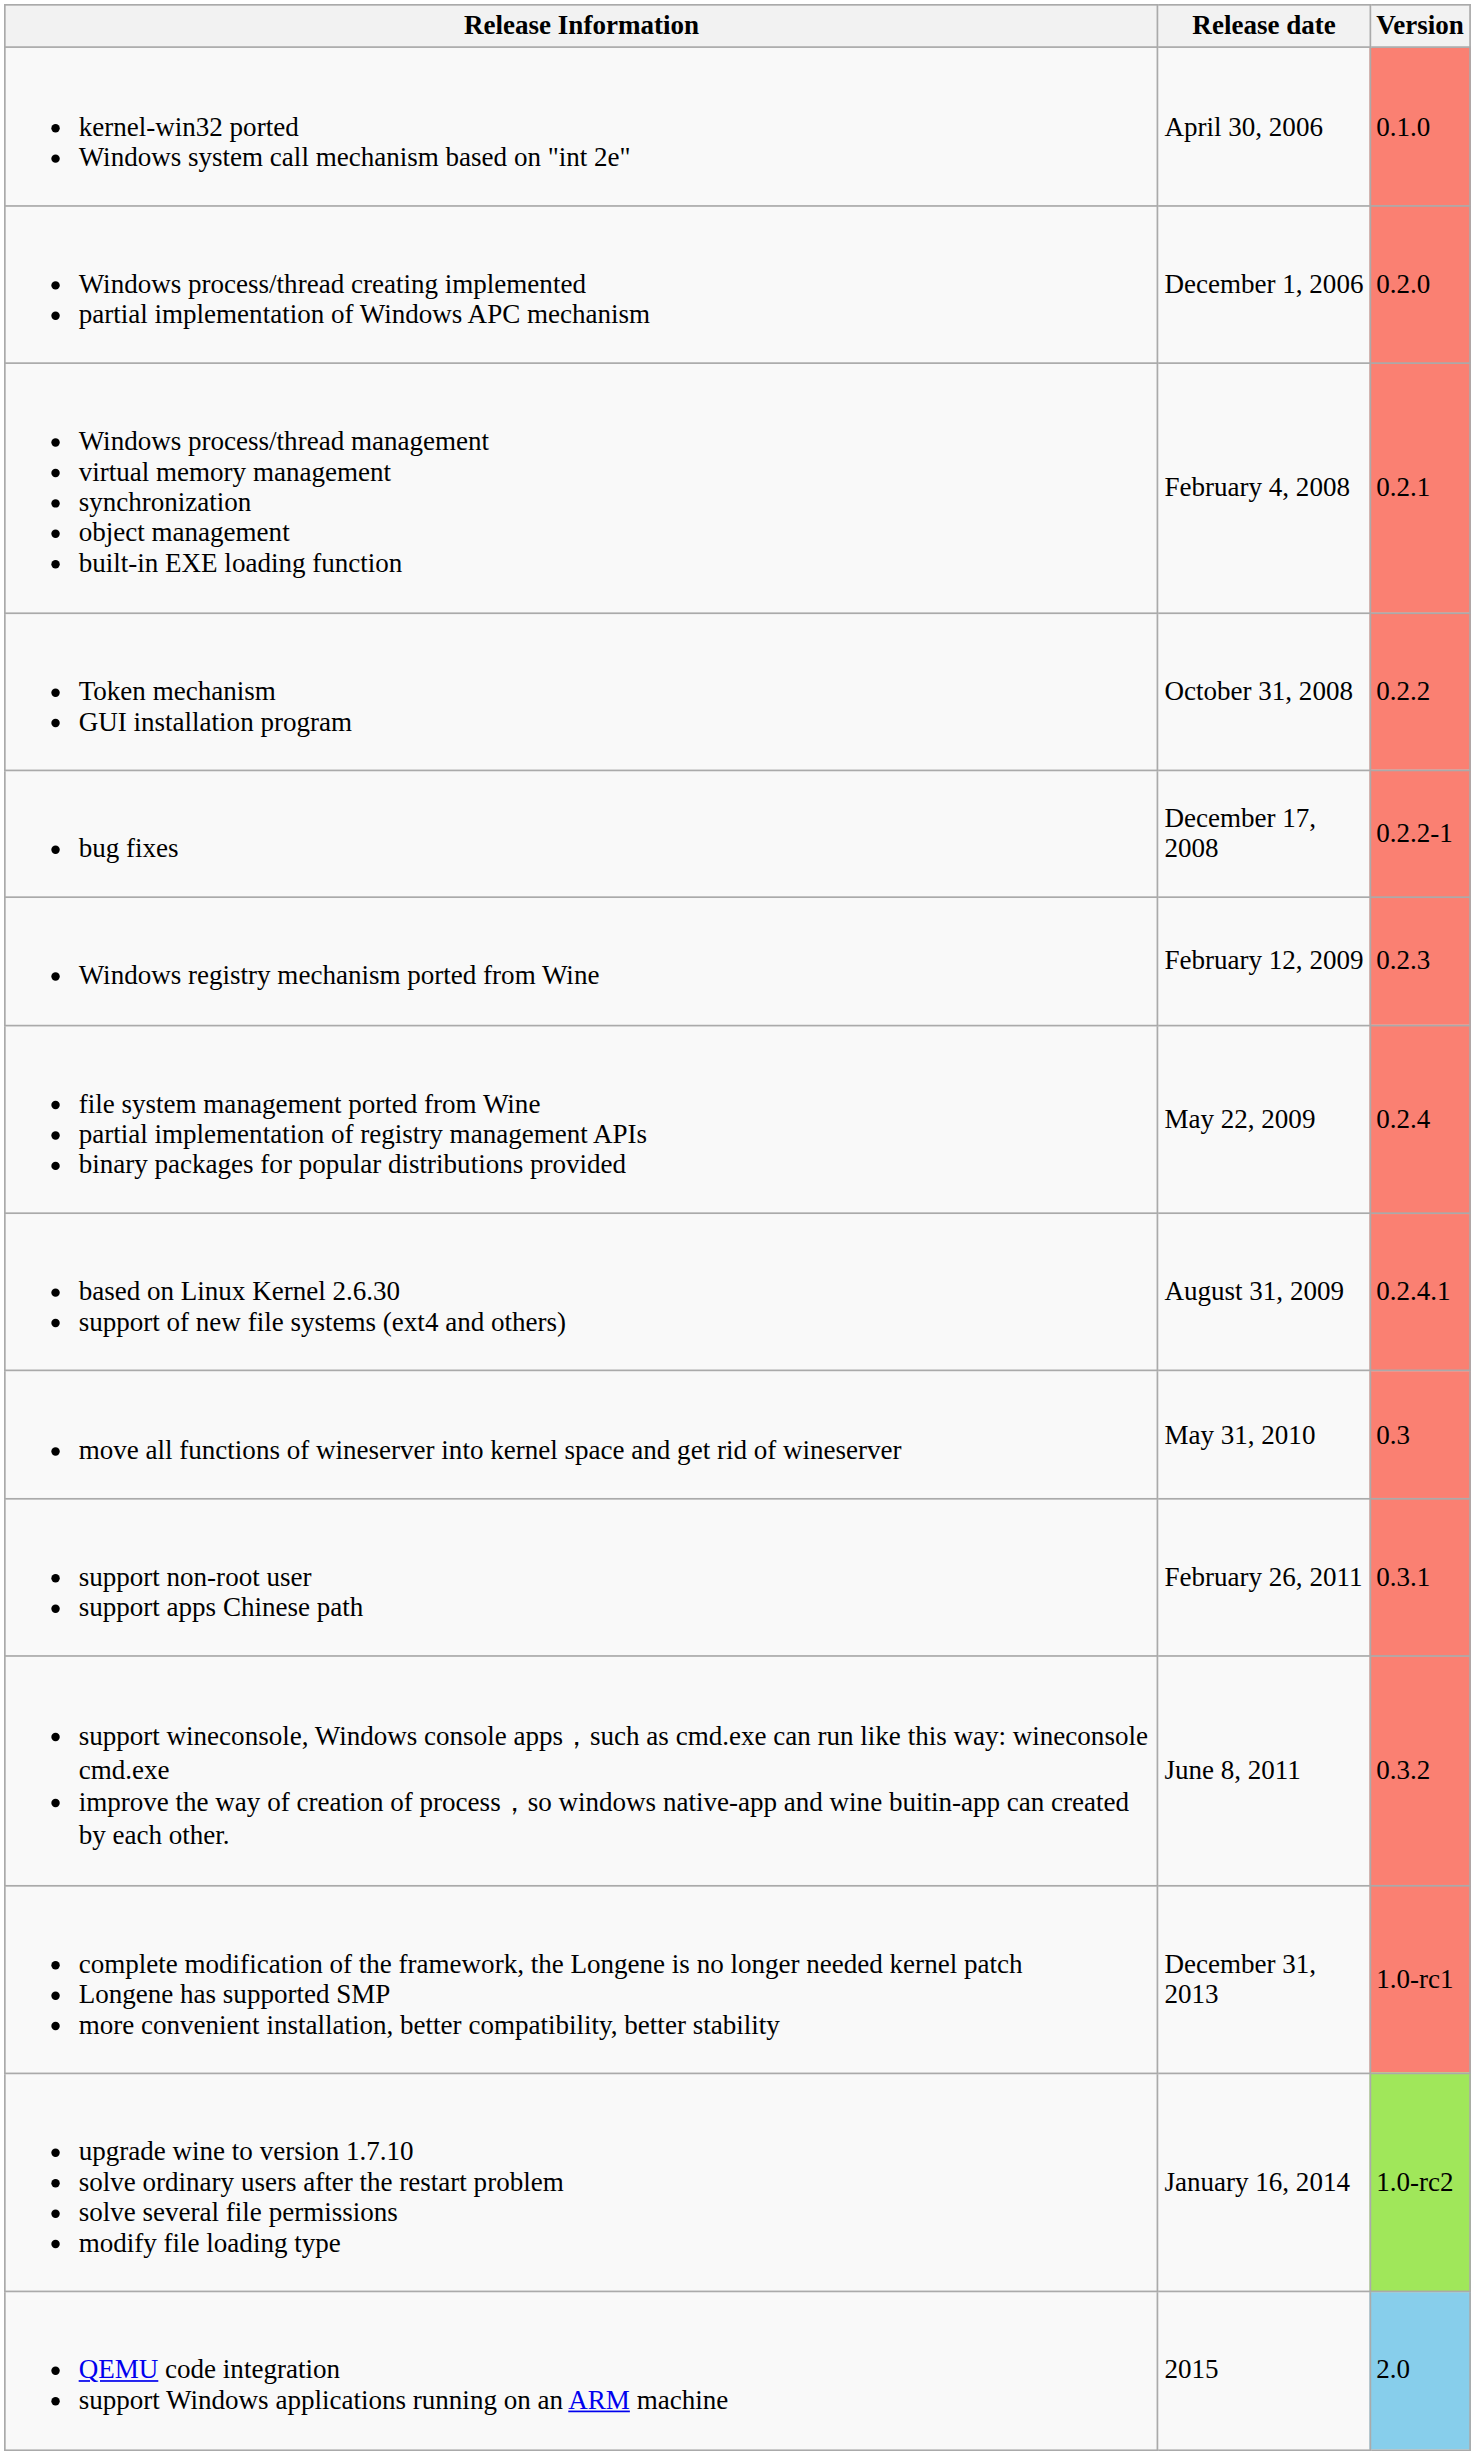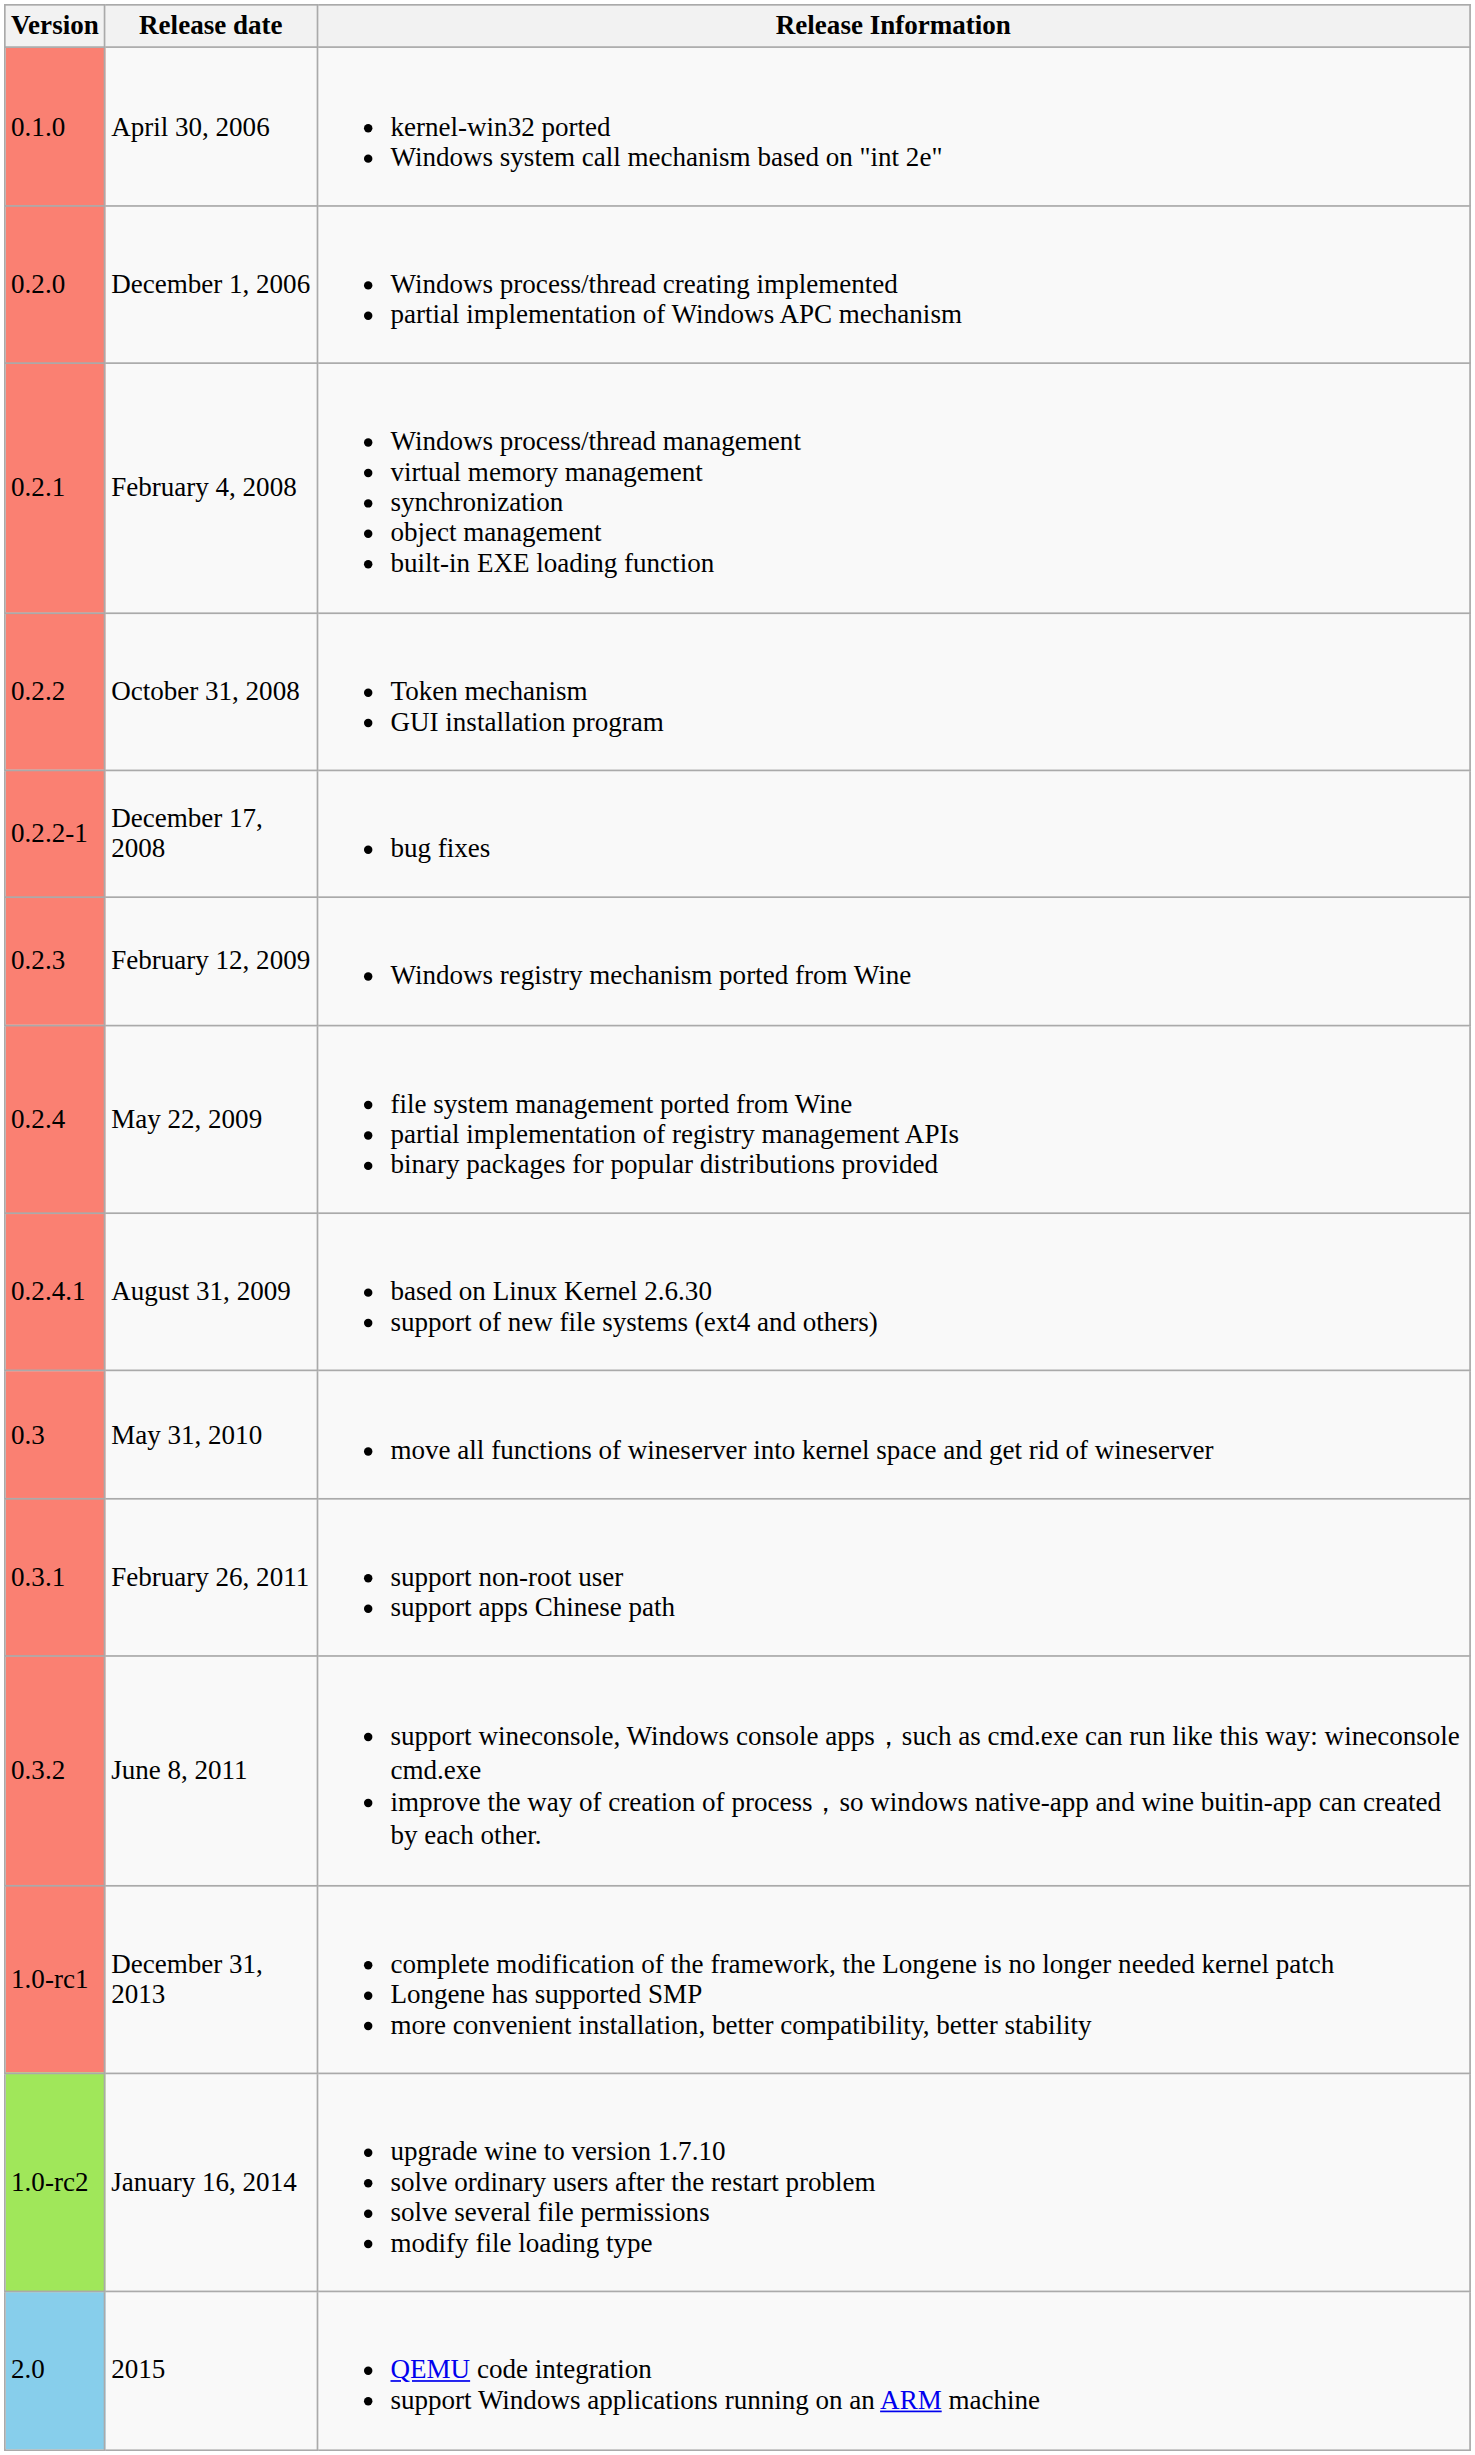columns swapped: (1420, 25) <-> (582, 25)
